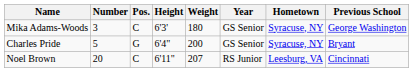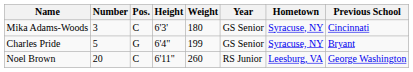(367, 28) George Washington -> (349, 28) Cincinnati
(195, 43) 200 -> (195, 43) 199
(195, 59) 207 -> (195, 59) 260
(349, 59) Cincinnati -> (367, 59) George Washington
